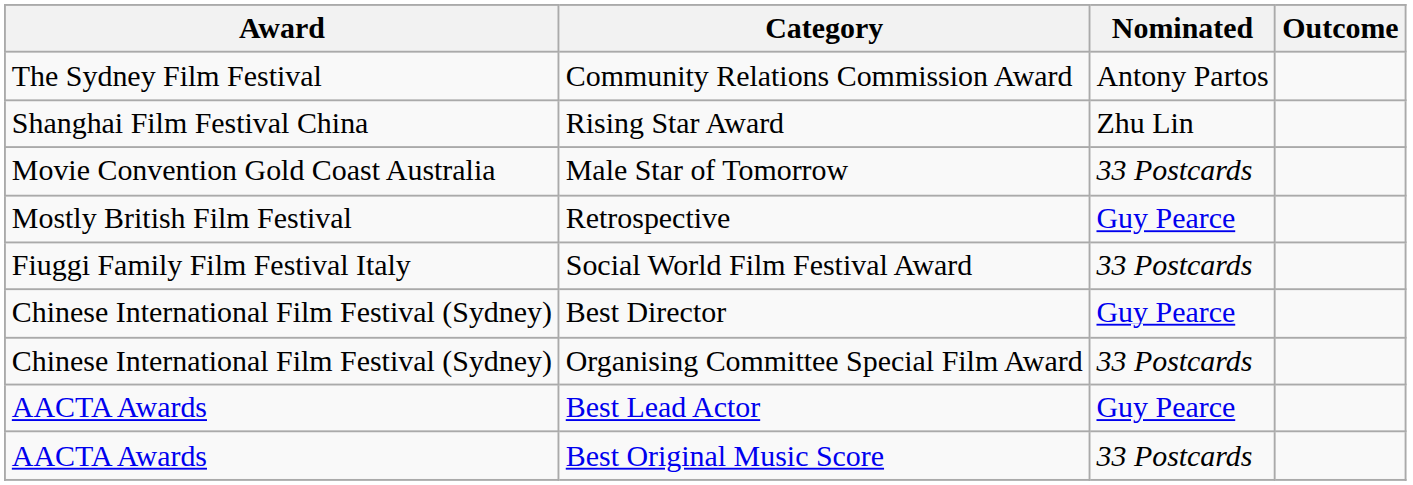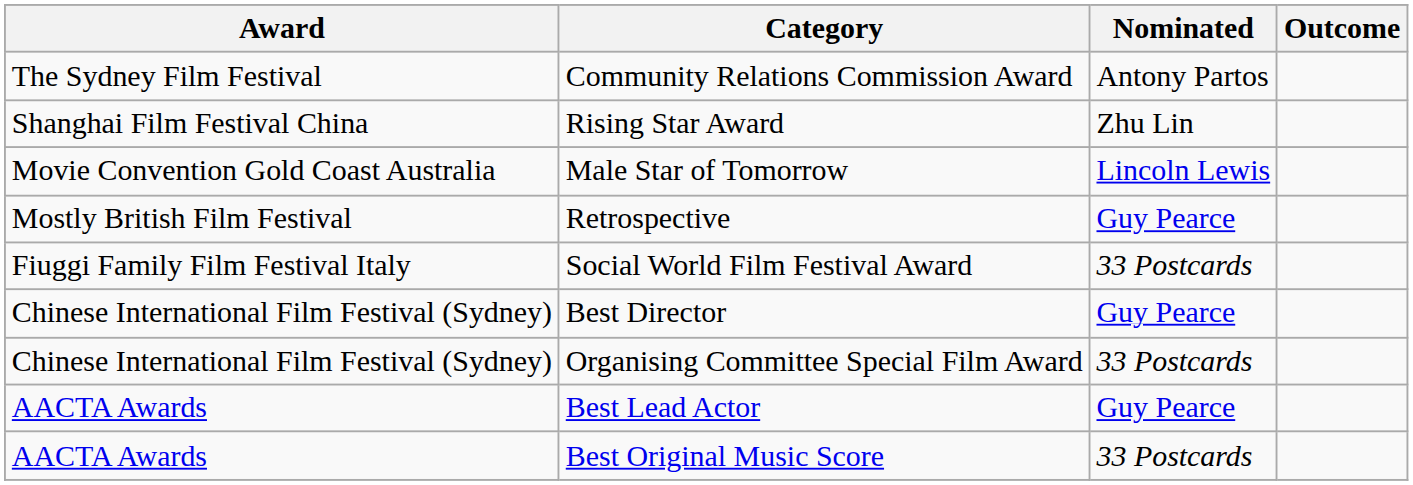(1174, 170) 33 Postcards -> (1183, 170) Lincoln Lewis
